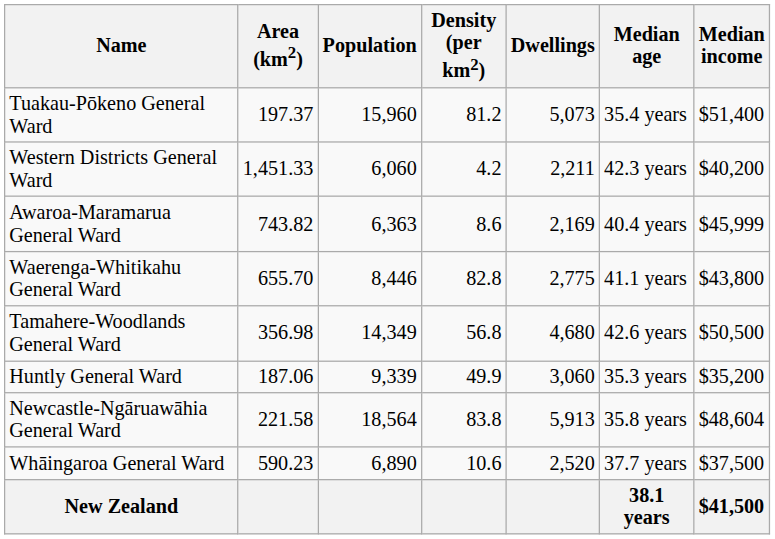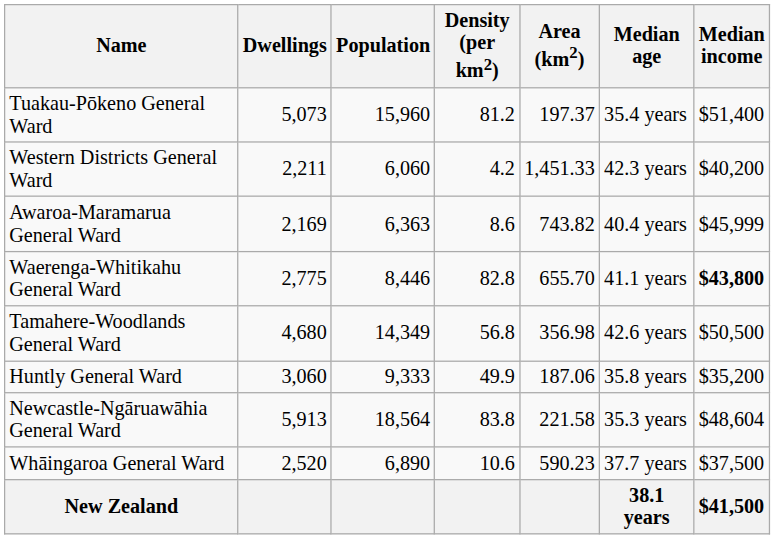columns swapped: (278, 45) <-> (553, 45)
(731, 278) normal -> (731, 278) bold
(394, 376) 9,339 -> (407, 376) 9,333
(646, 376) 35.3 years -> (646, 376) 35.8 years
(646, 419) 35.8 years -> (646, 419) 35.3 years
